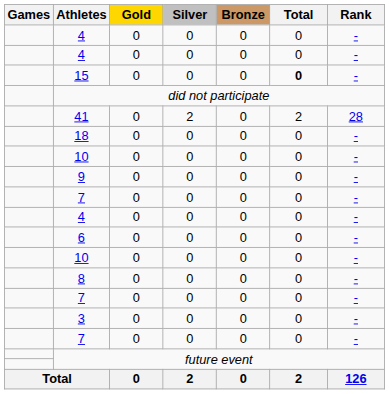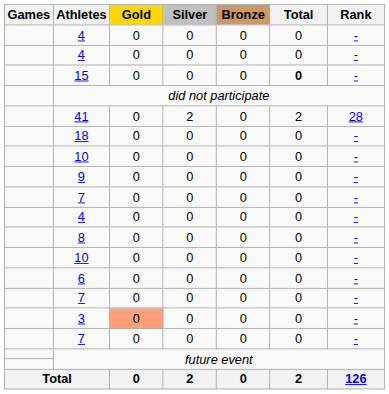rows swapped: (81, 278) <-> (81, 238)
(136, 319) no background -> (136, 319) lightsalmon background
